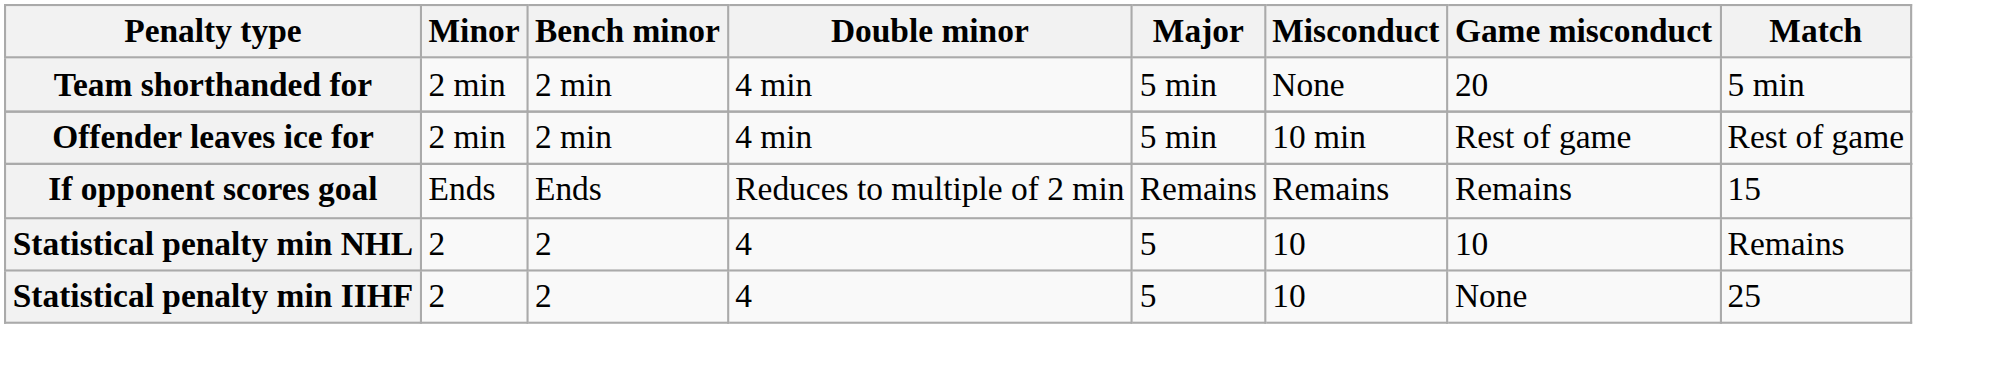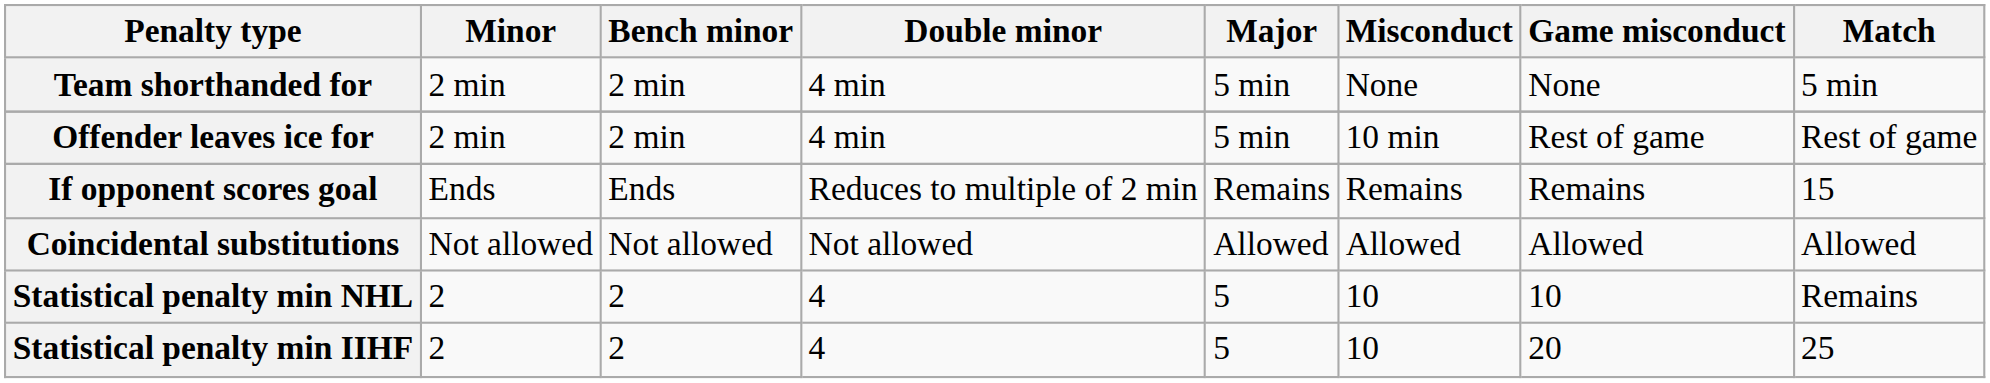(1472, 84) 20 -> (1564, 84) None
+ row: (213, 243)
(1491, 296) None -> (1545, 349) 20
